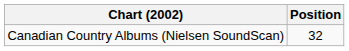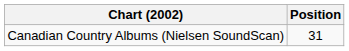(316, 35) 32 -> (316, 35) 31
